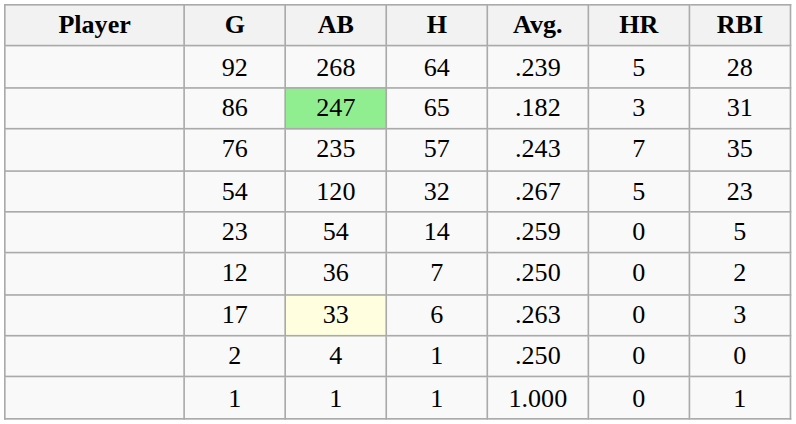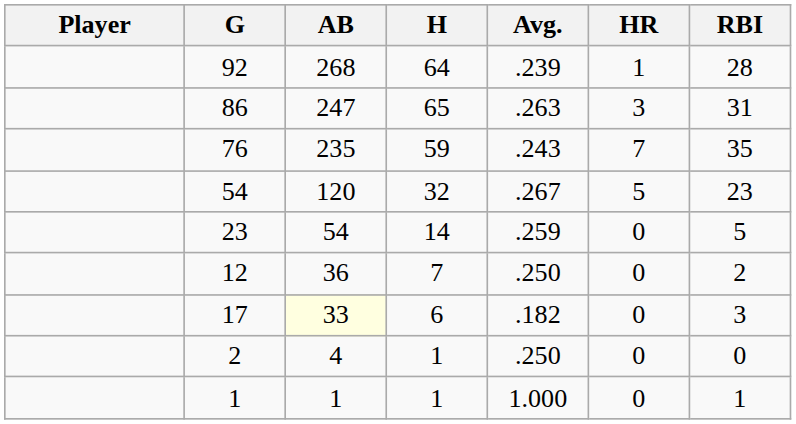(639, 66) 5 -> (639, 66) 1
(336, 107) lightgreen background -> (336, 107) no background
(538, 107) .182 -> (538, 107) .263
(437, 149) 57 -> (437, 149) 59
(538, 314) .263 -> (538, 314) .182
